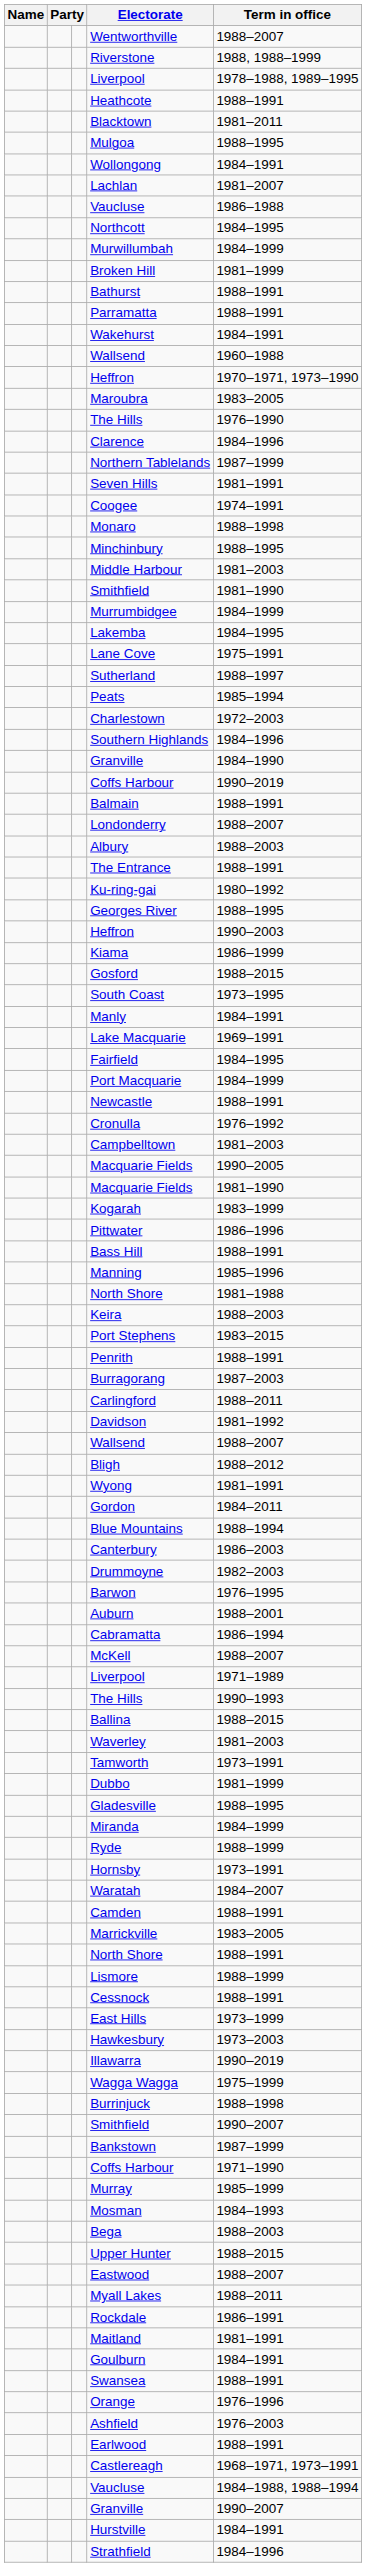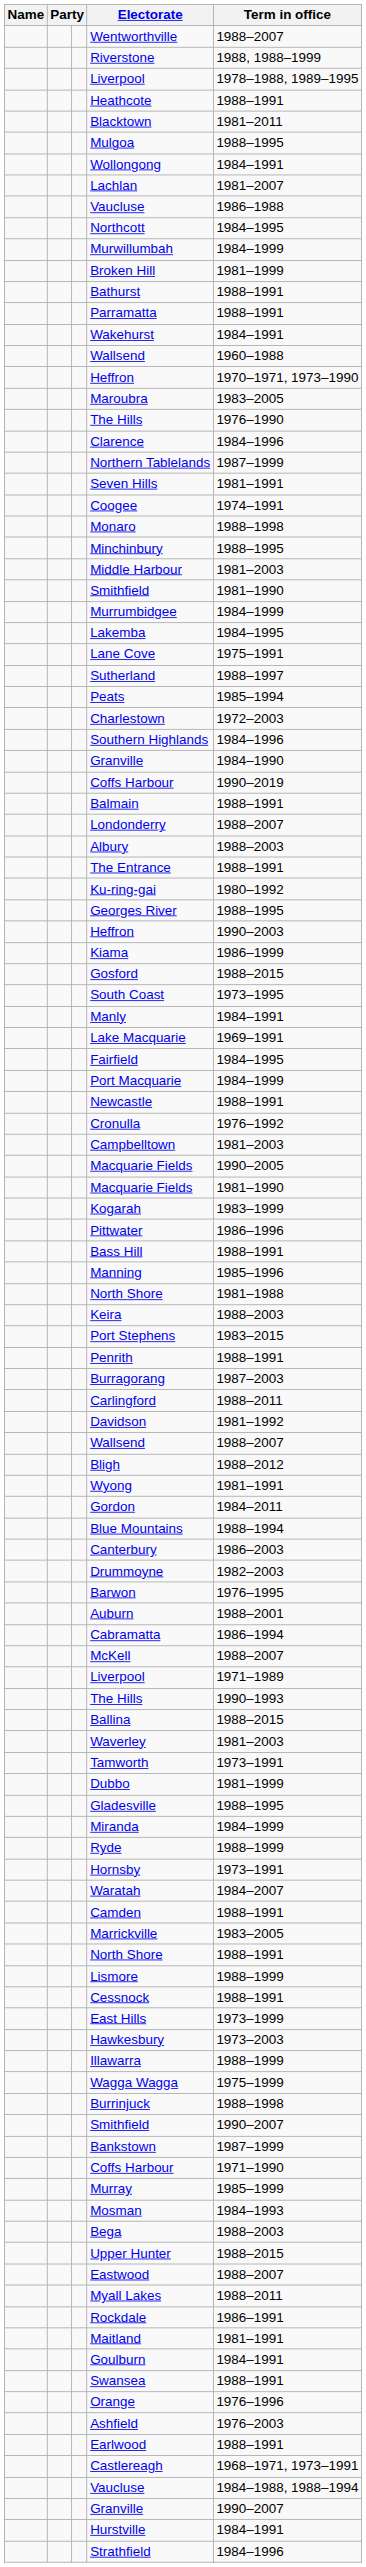(250, 2061) 1990–2019 -> (250, 2061) 1988–1999
